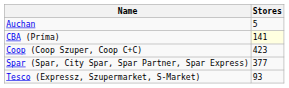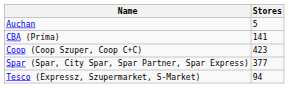(260, 37) lightyellow background -> (260, 37) no background
(258, 77) 93 -> (258, 77) 94
